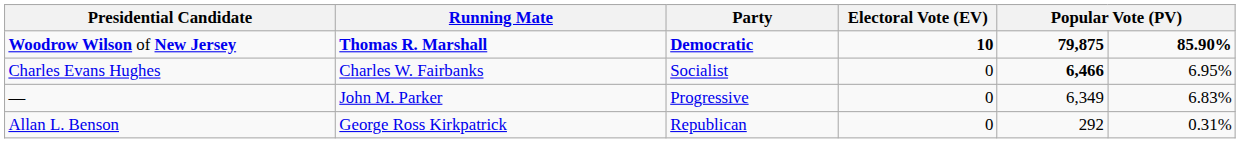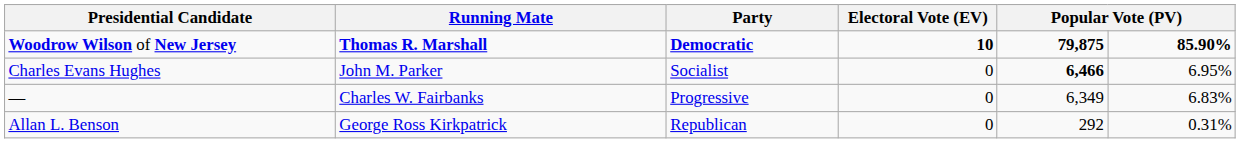(411, 71) Charles W. Fairbanks -> (391, 71) John M. Parker
(391, 97) John M. Parker -> (411, 97) Charles W. Fairbanks
